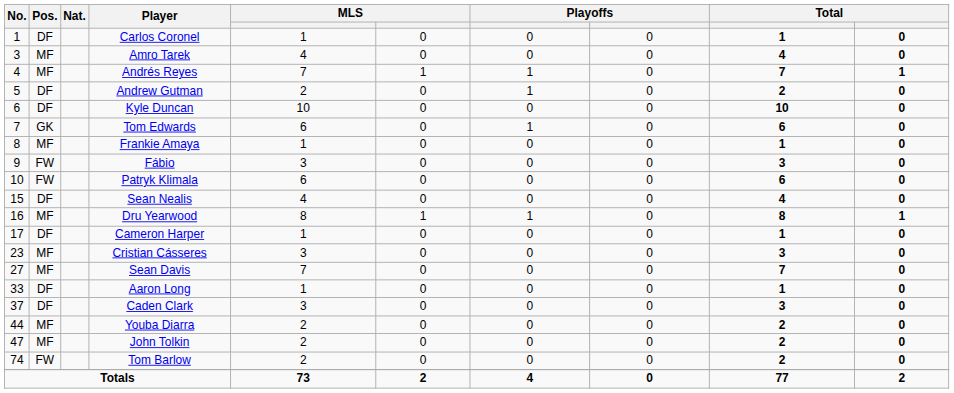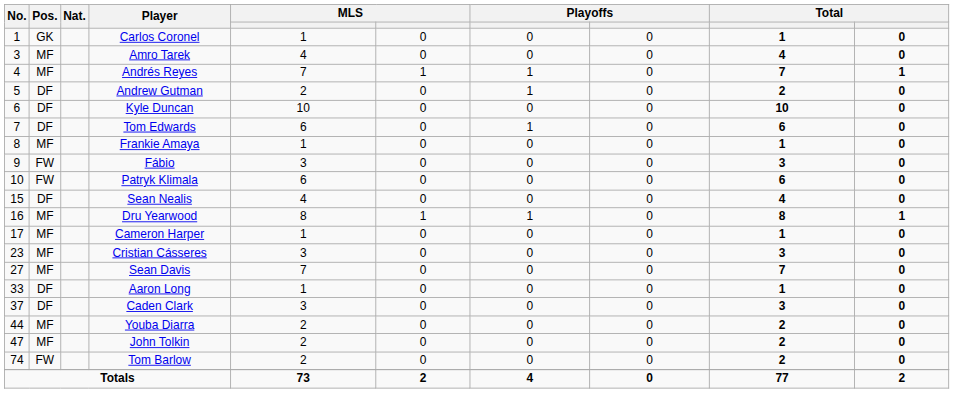(45, 36) DF -> (45, 36) GK
(45, 126) GK -> (45, 126) DF
(45, 234) DF -> (45, 234) MF
